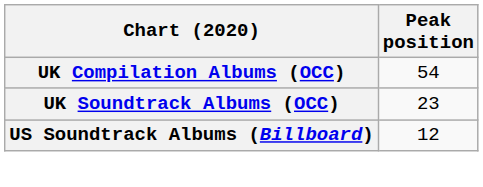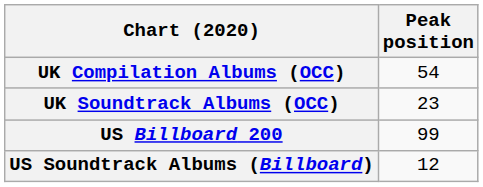+ row: (191, 135)
